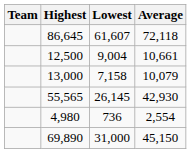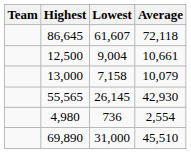(160, 138) 45,150 -> (160, 138) 45,510
